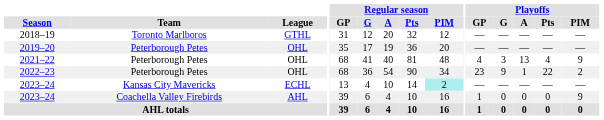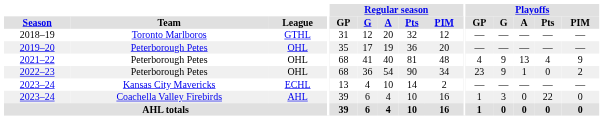(504, 59) 3 -> (504, 59) 9
(548, 72) 22 -> (548, 72) 0
(444, 84) paleturquoise background -> (444, 84) no background
(504, 97) 0 -> (504, 97) 3
(548, 97) 0 -> (548, 97) 22
(580, 97) 9 -> (580, 97) 0
